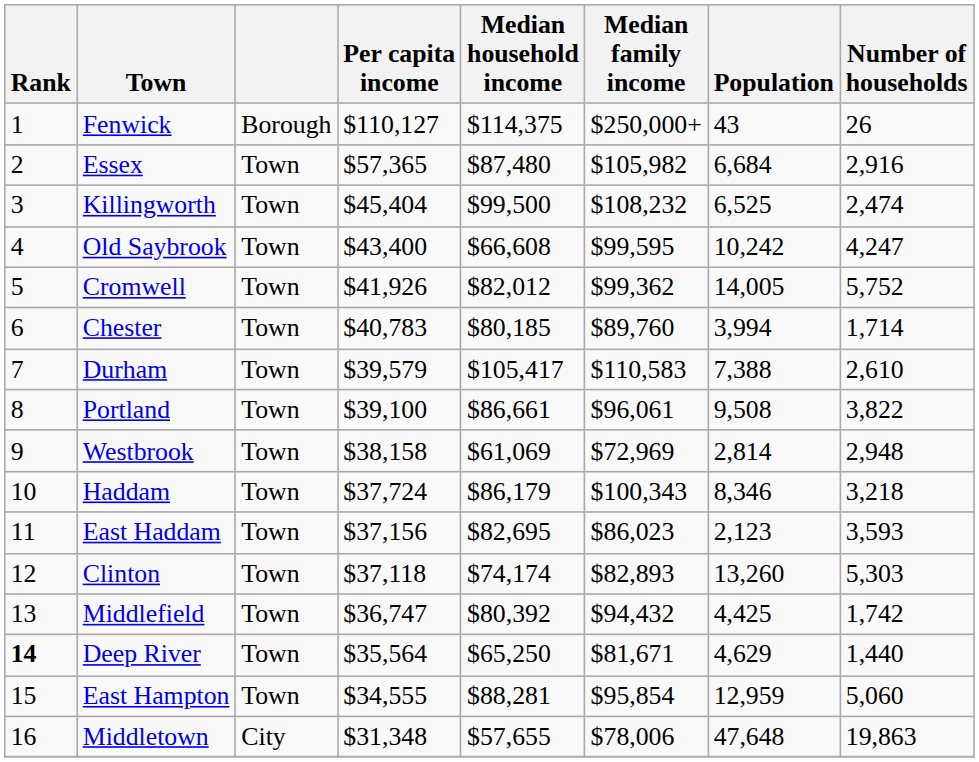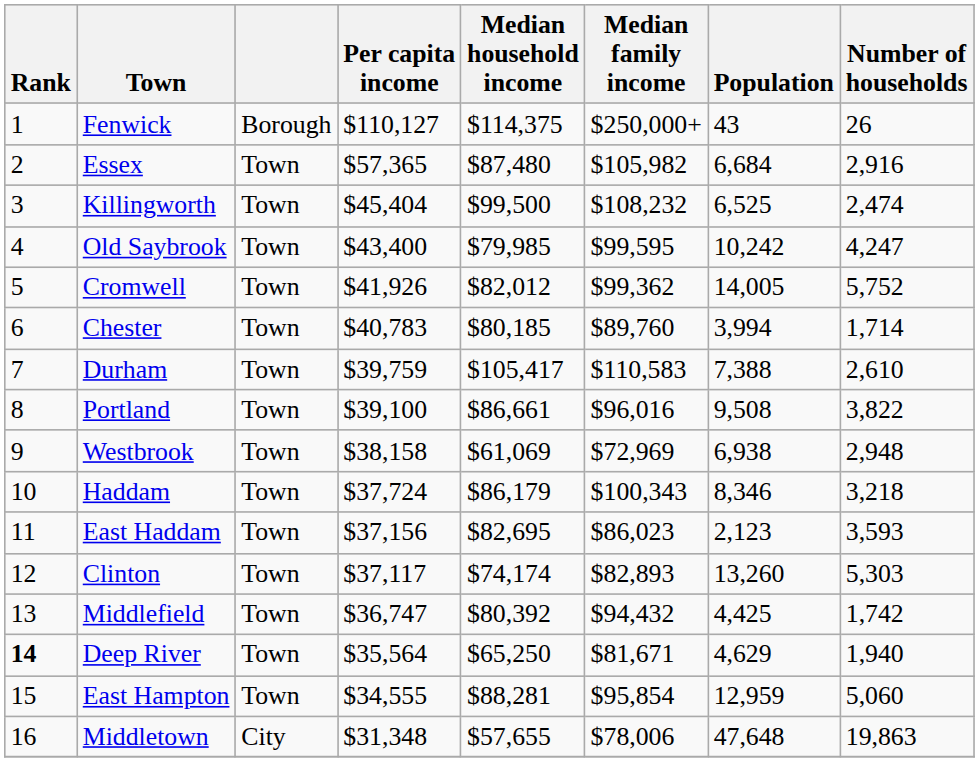(509, 246) $66,608 -> (509, 246) $79,985
(385, 368) $39,579 -> (385, 368) $39,759
(632, 409) $96,061 -> (632, 409) $96,016
(743, 450) 2,814 -> (743, 450) 6,938
(385, 573) $37,118 -> (385, 573) $37,117
(875, 654) 1,440 -> (875, 654) 1,940
